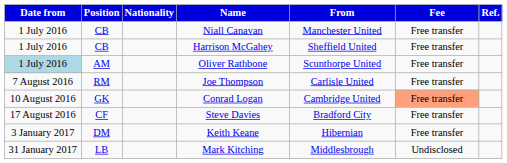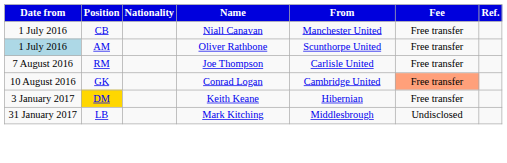- row: (233, 47)
- row: (233, 116)
(102, 133) no background -> (102, 98) gold background
